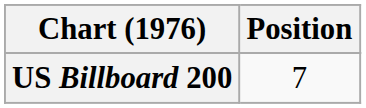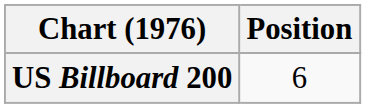(299, 77) 7 -> (299, 77) 6
